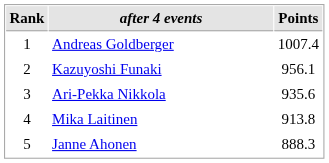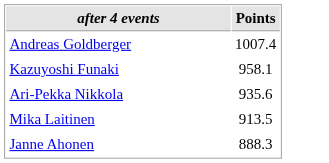- column: (27, 18)
(298, 69) 956.1 -> (256, 69) 958.1
(298, 119) 913.8 -> (256, 119) 913.5
